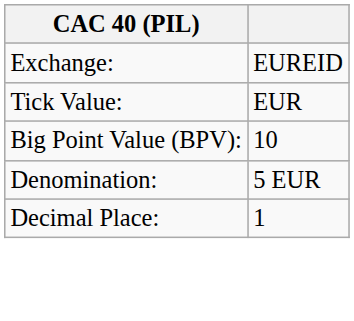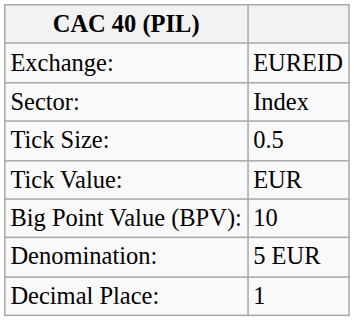+ row: (45, 101)
+ row: (60, 140)
